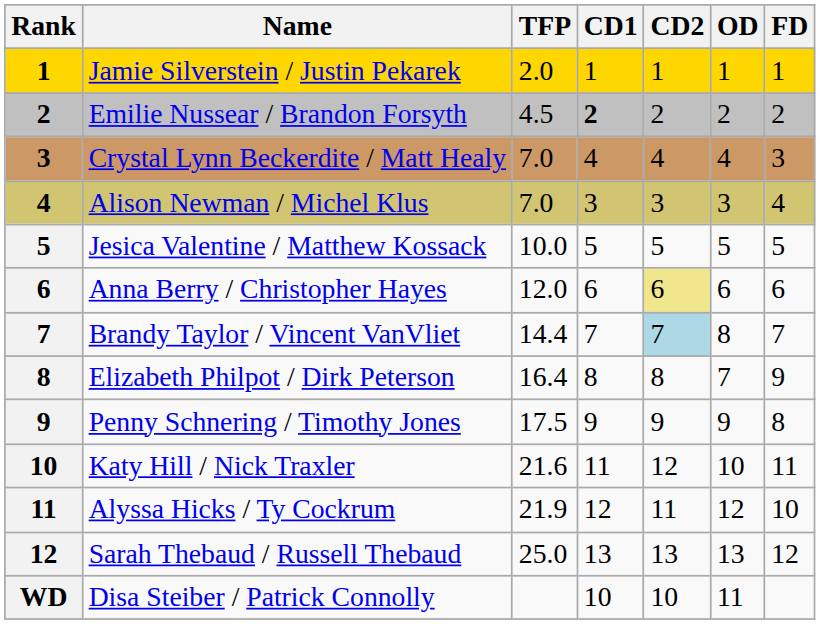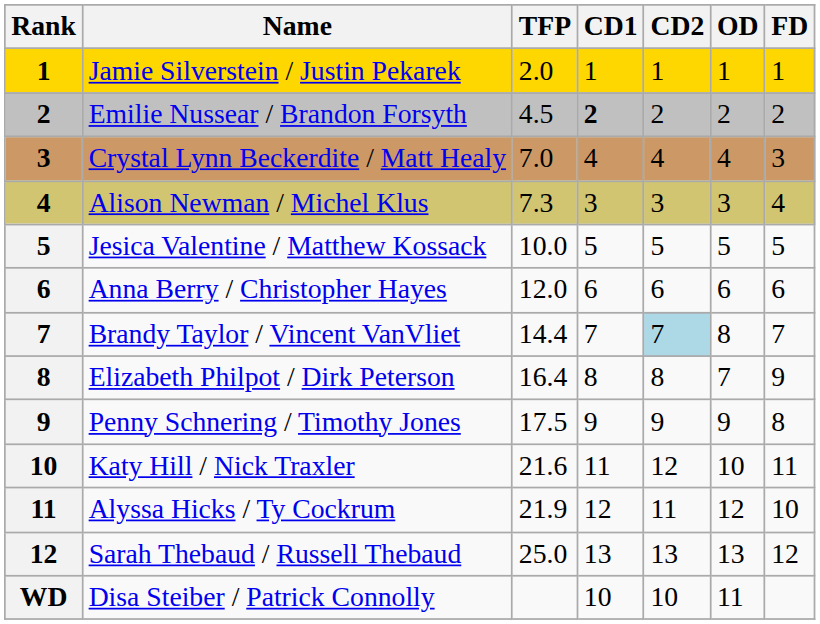(536, 202) 7.0 -> (536, 202) 7.3
(657, 289) khaki background -> (657, 289) no background
